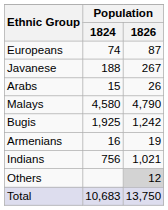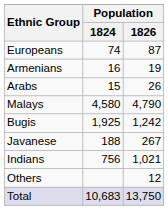rows swapped: (35, 141) <-> (32, 68)
(155, 178) lightgrey background -> (155, 178) no background
